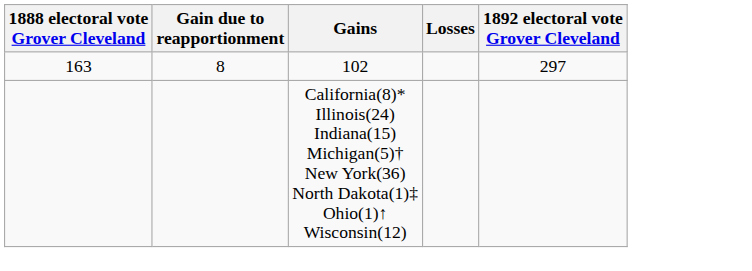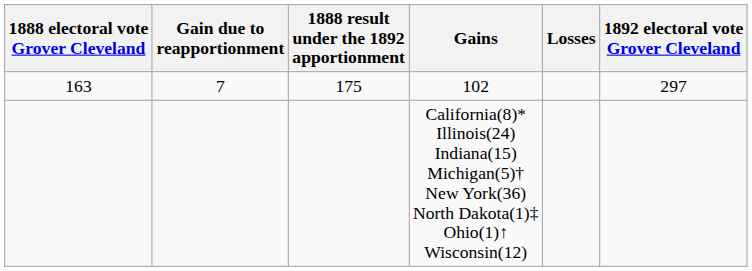+ column: (349, 38)
(220, 66) 8 -> (220, 85) 7
